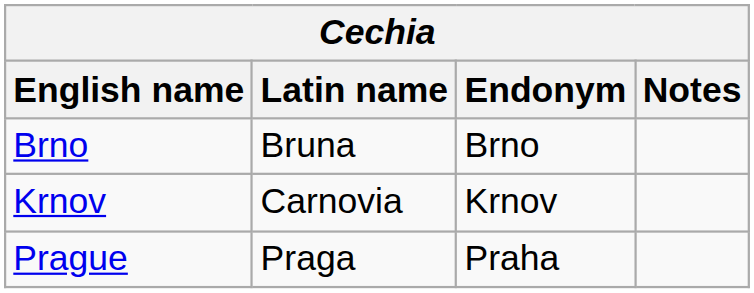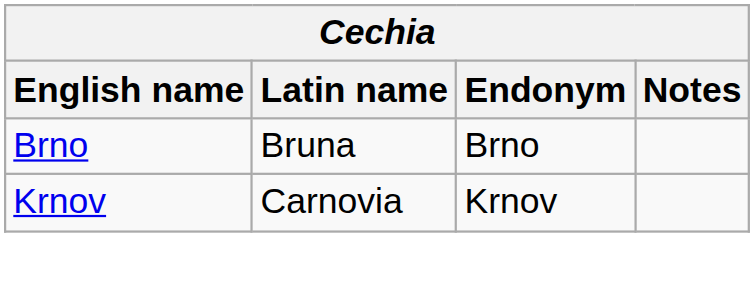- row: (71, 257)
